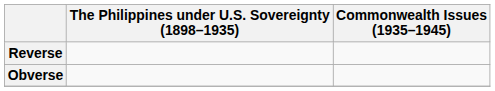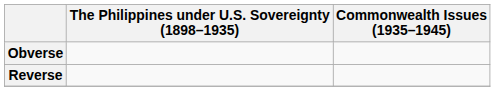rows swapped: (36, 75) <-> (35, 53)
